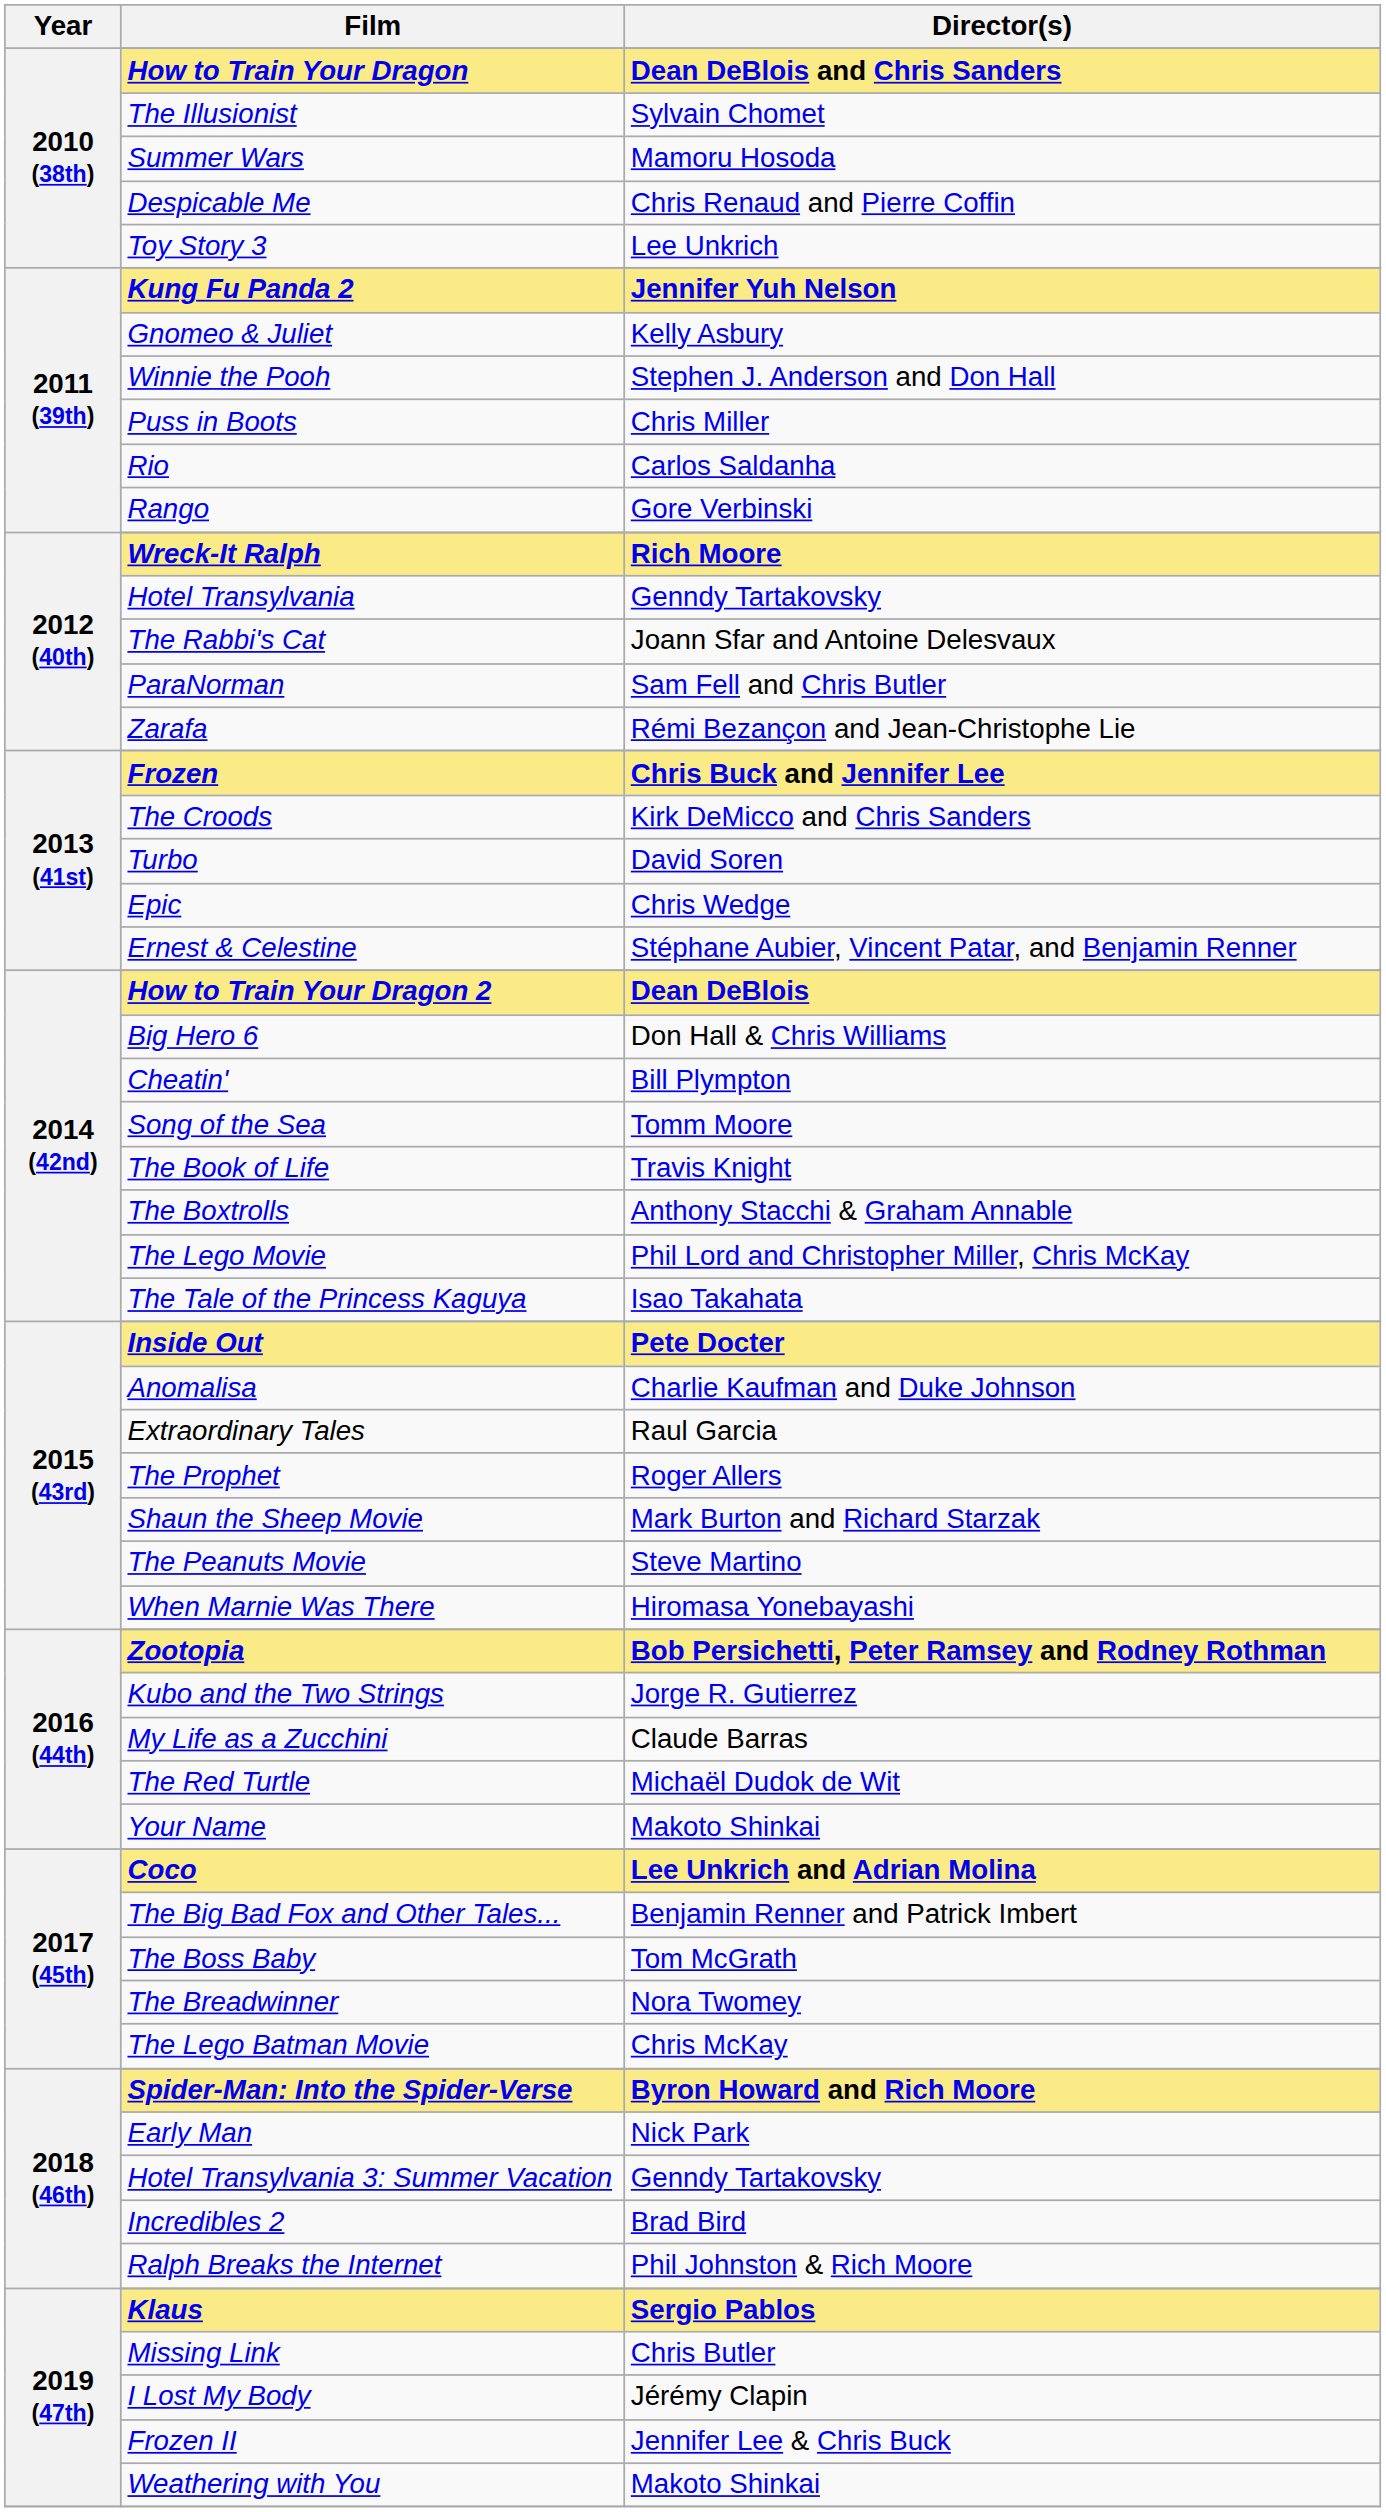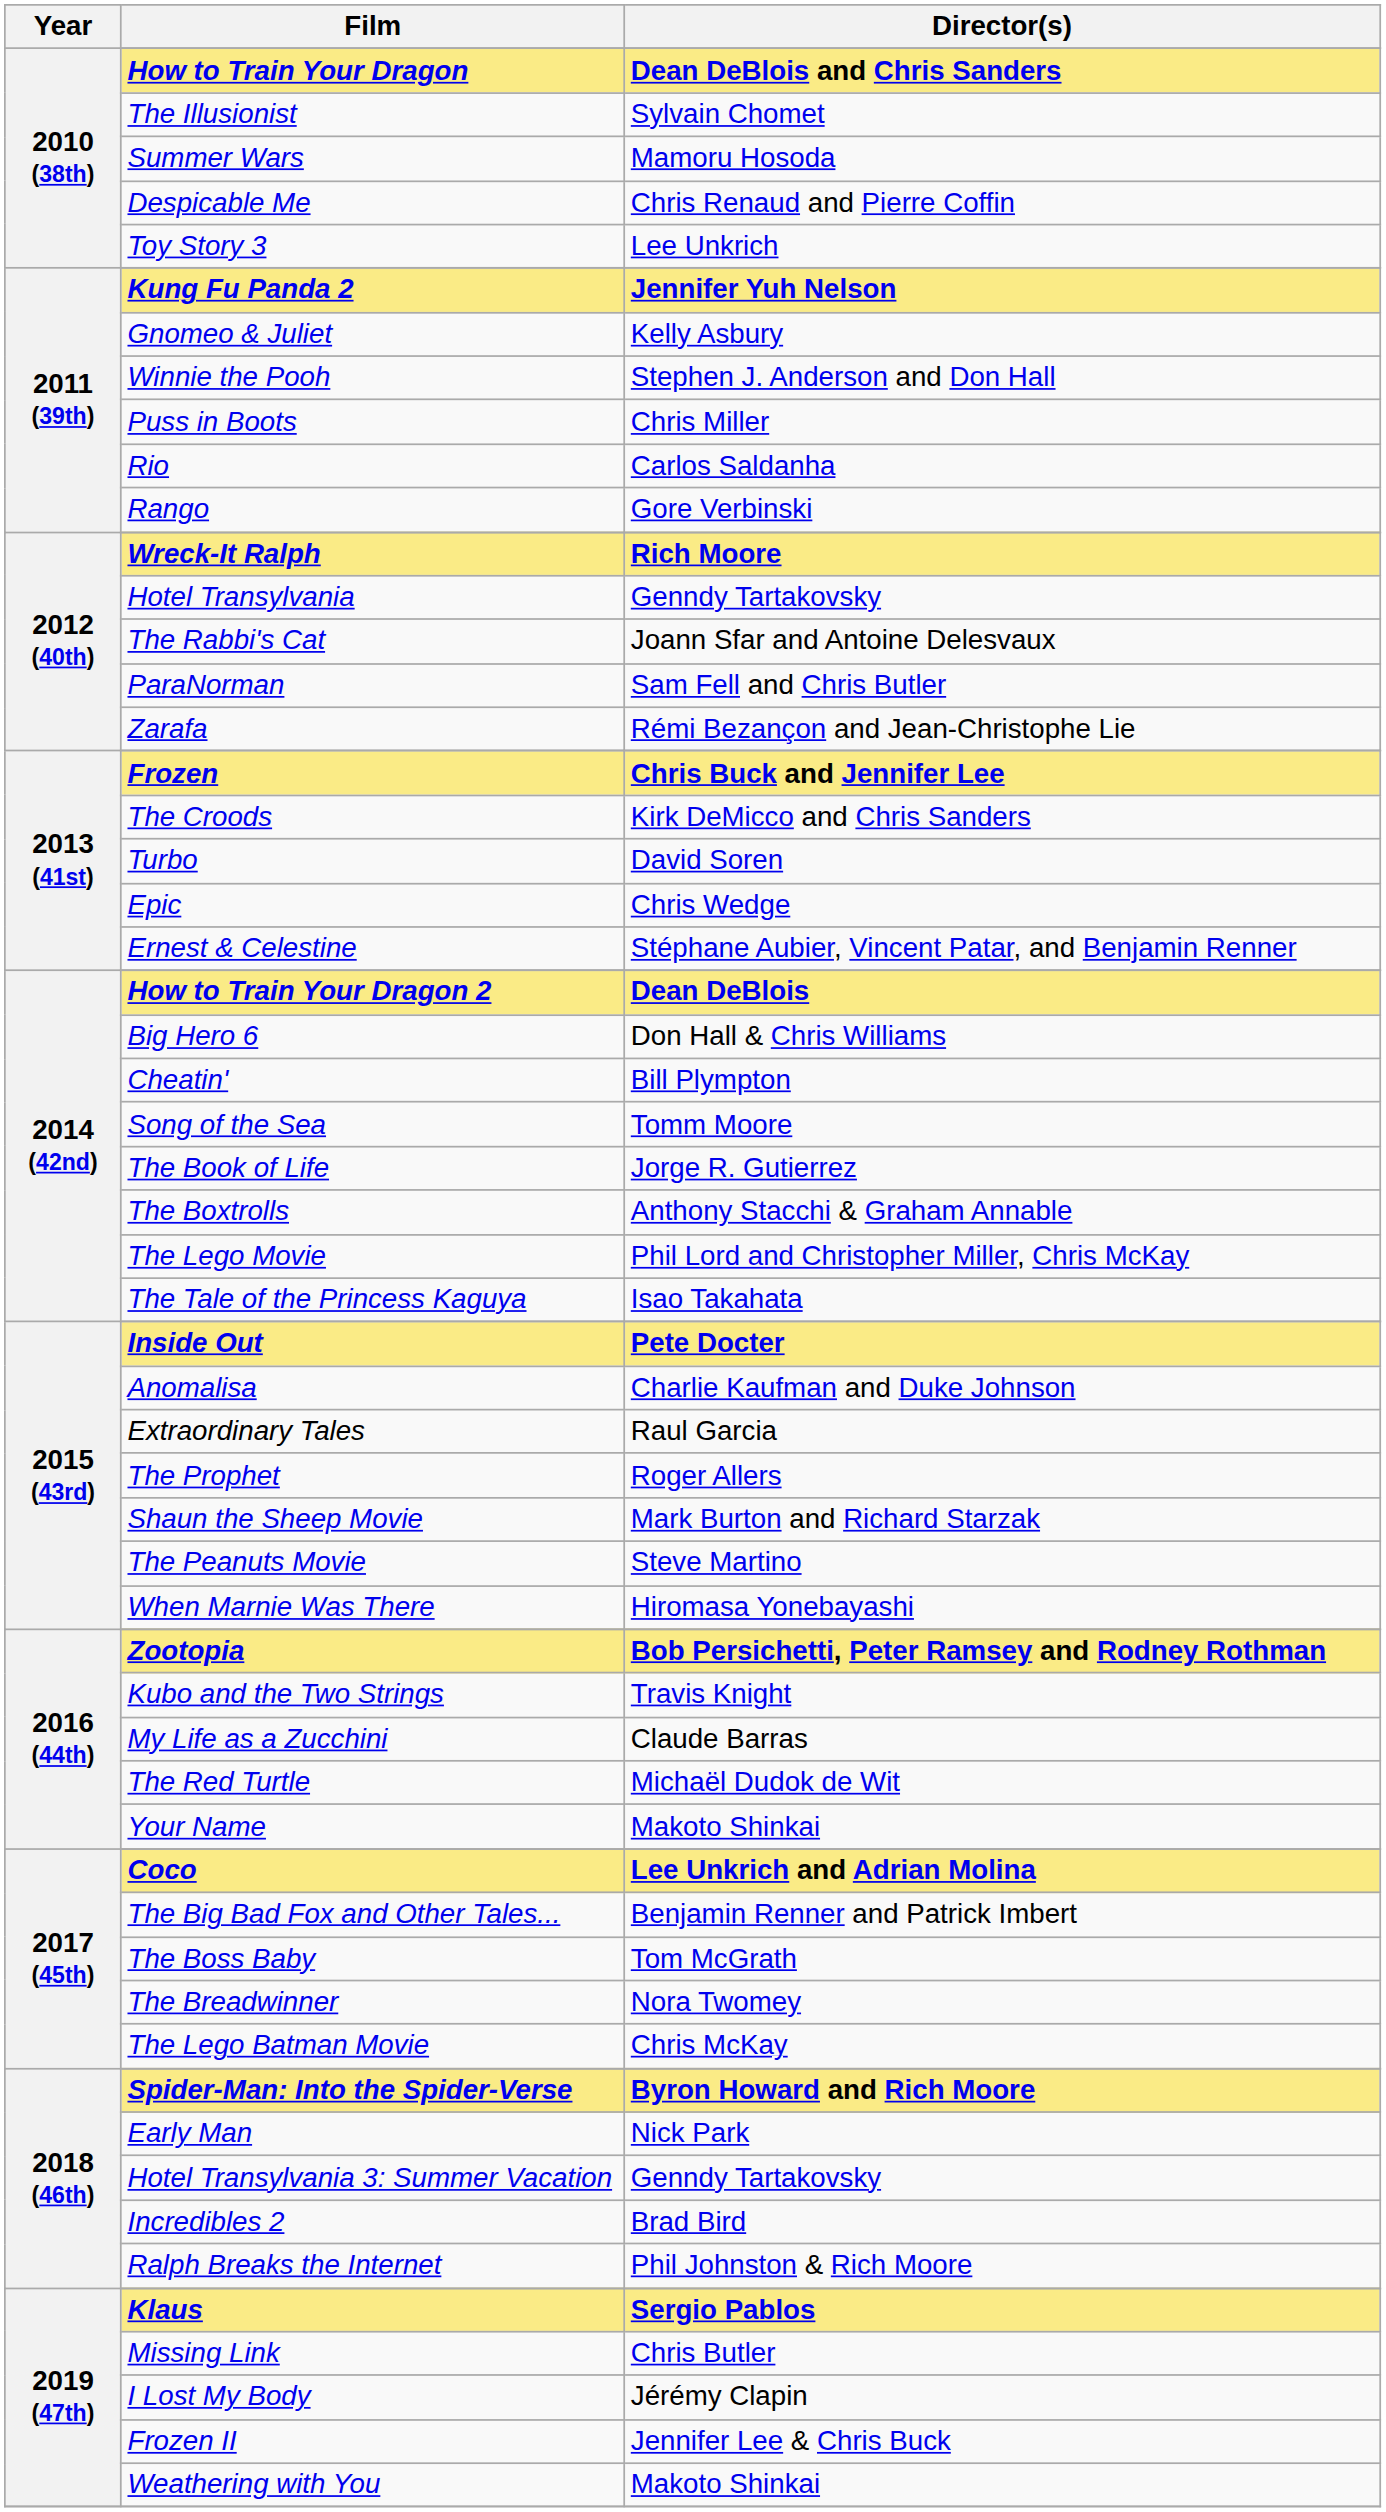(711, 1167) Travis Knight -> (744, 1167) Jorge R. Gutierrez
(744, 1694) Jorge R. Gutierrez -> (711, 1694) Travis Knight
